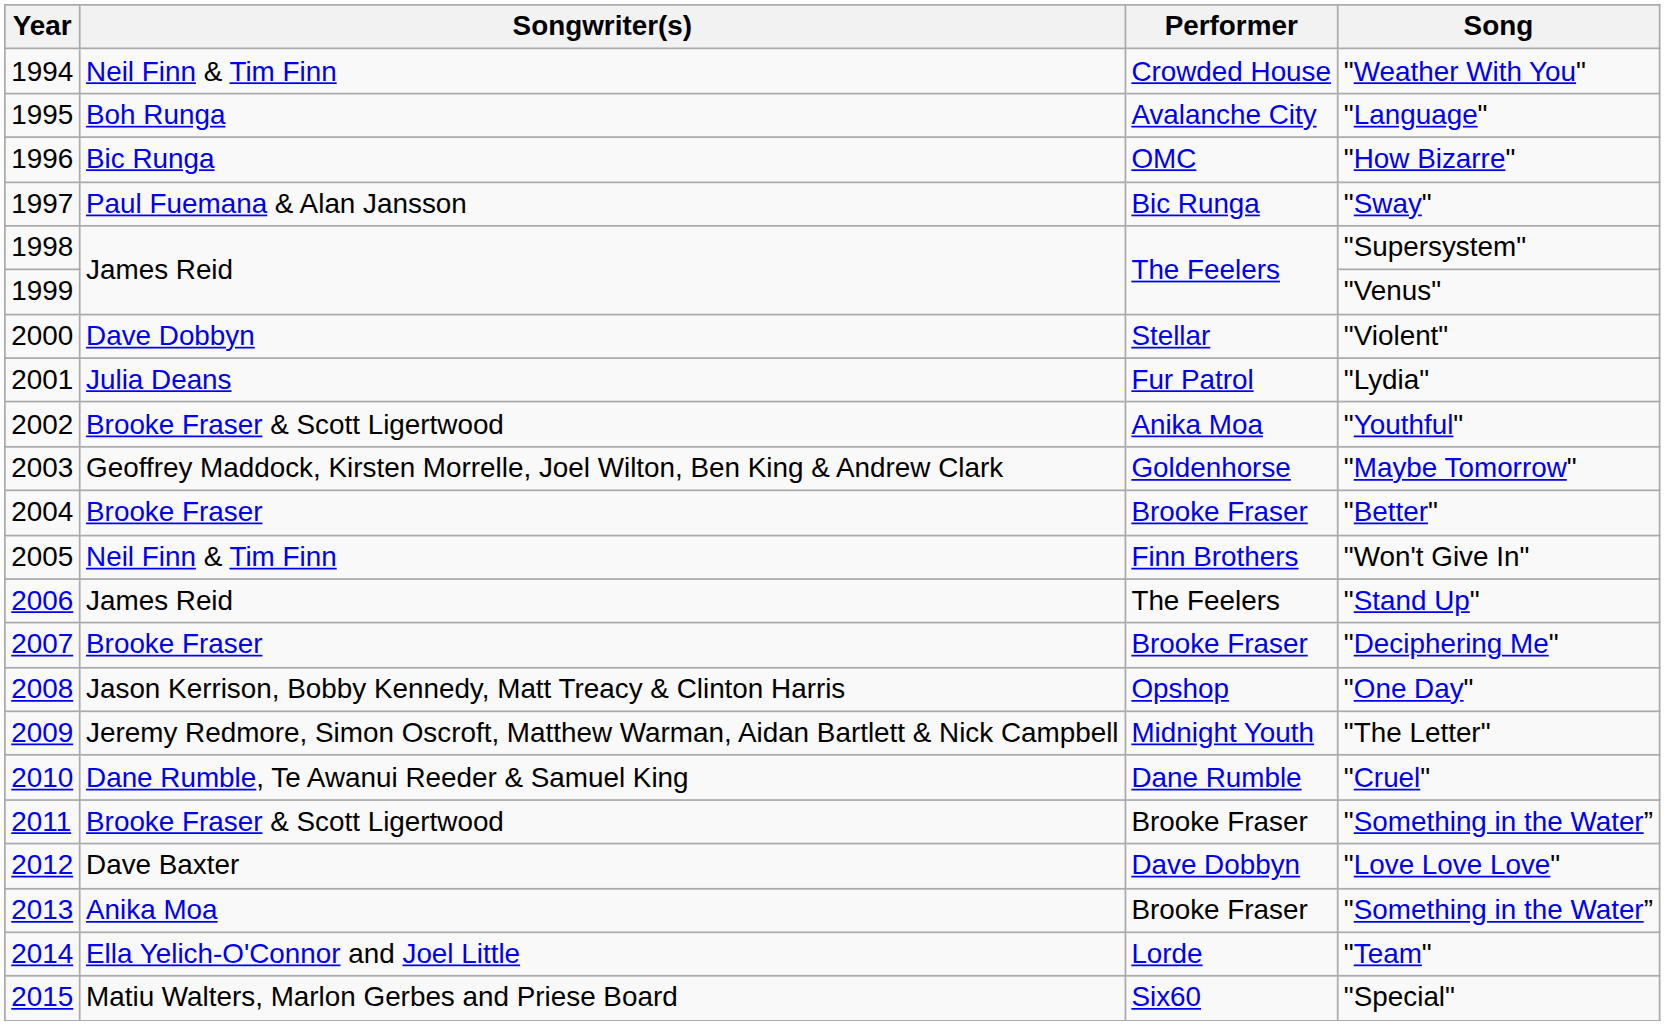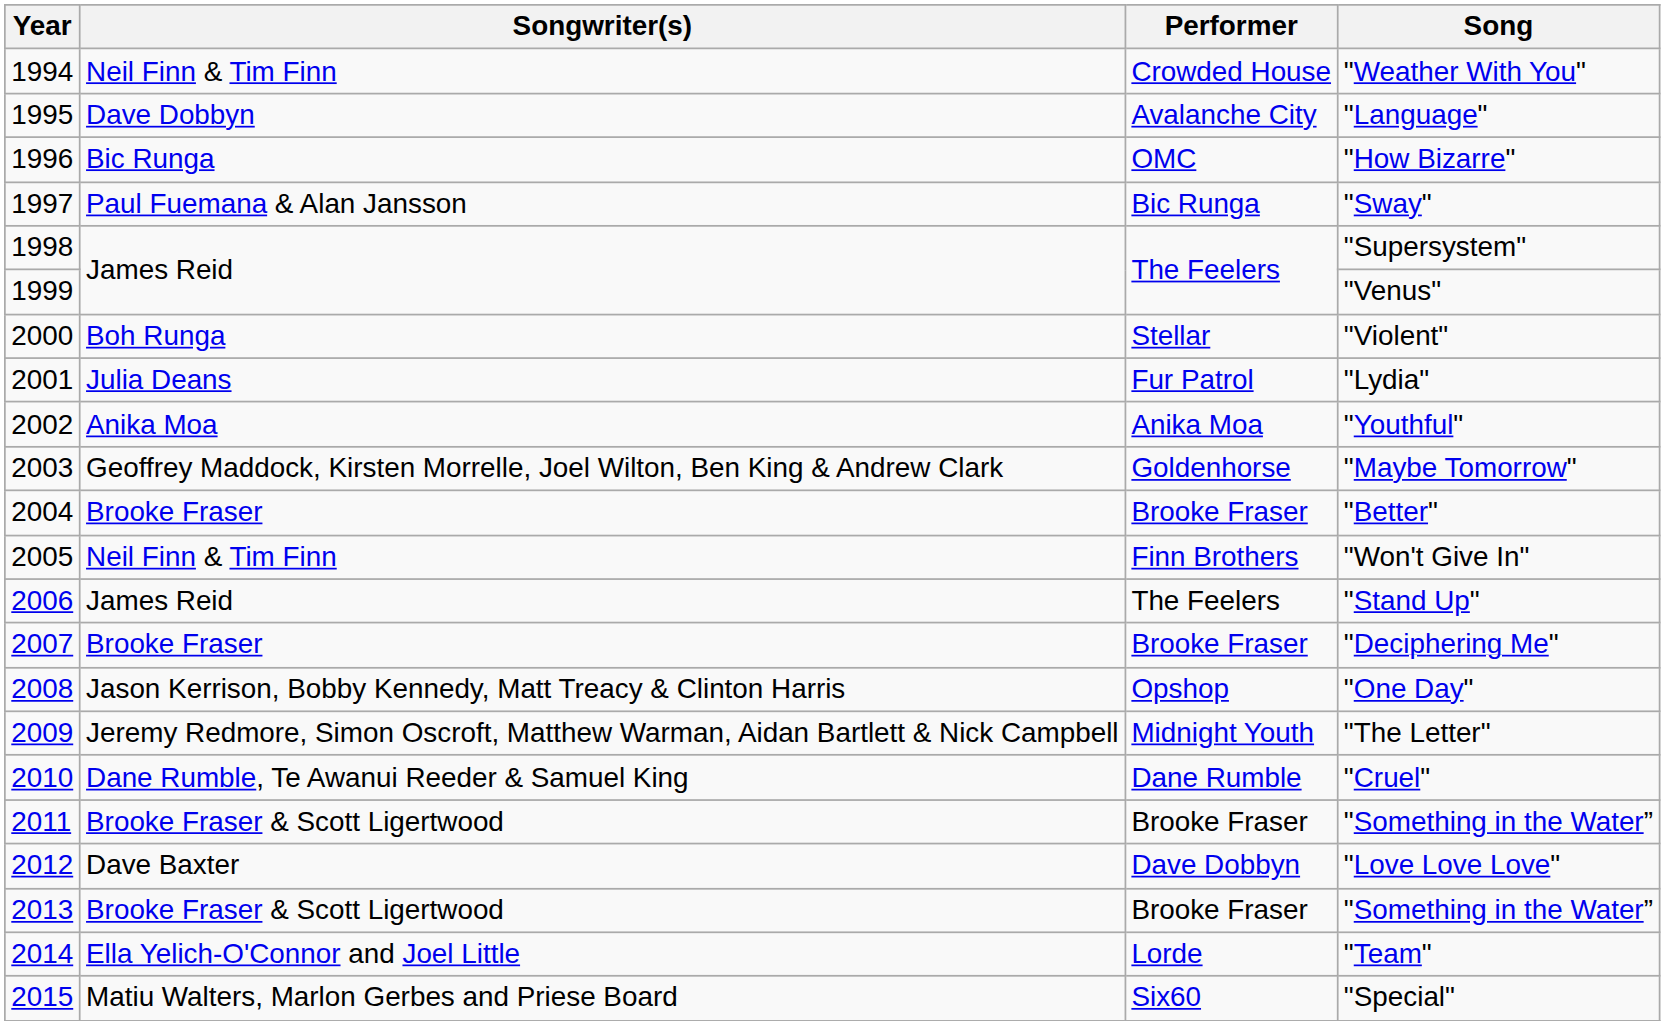(156, 114) Boh Runga -> (170, 114) Dave Dobbyn
(170, 335) Dave Dobbyn -> (156, 335) Boh Runga
(295, 423) Brooke Fraser & Scott Ligertwood -> (152, 423) Anika Moa
(152, 909) Anika Moa -> (295, 909) Brooke Fraser & Scott Ligertwood
